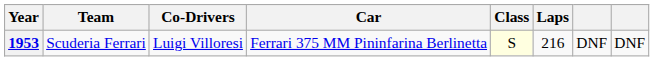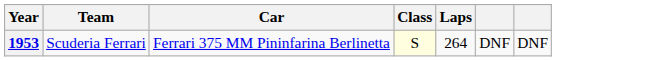- column: (198, 17)
(553, 43) 216 -> (456, 43) 264
